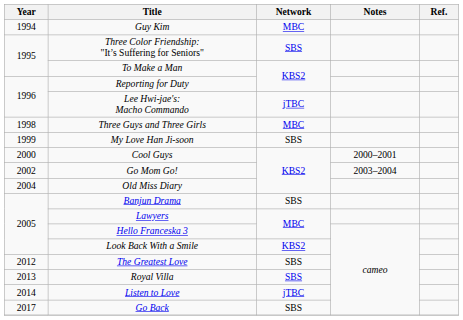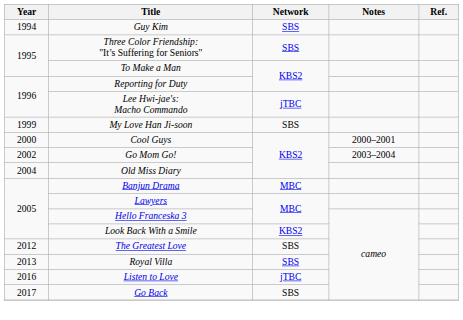(294, 27) MBC -> (291, 27) SBS
- row: (152, 125)
(294, 201) SBS -> (291, 185) MBC
(26, 292) 2014 -> (27, 277) 2016
